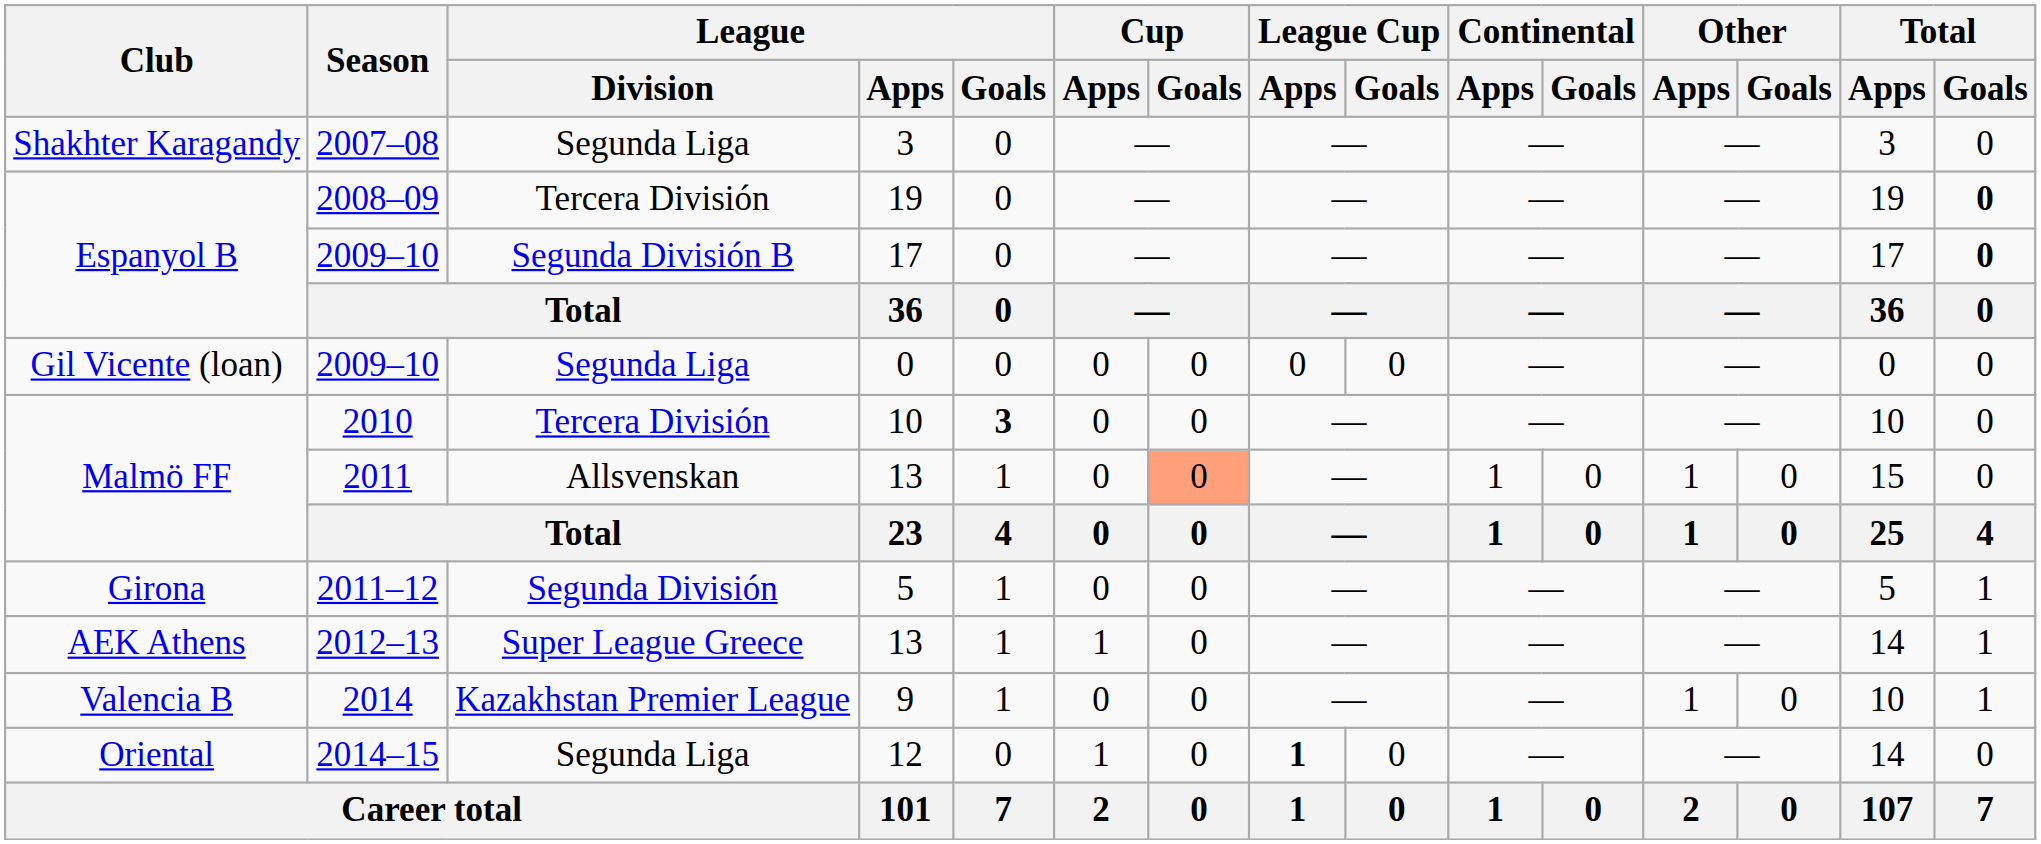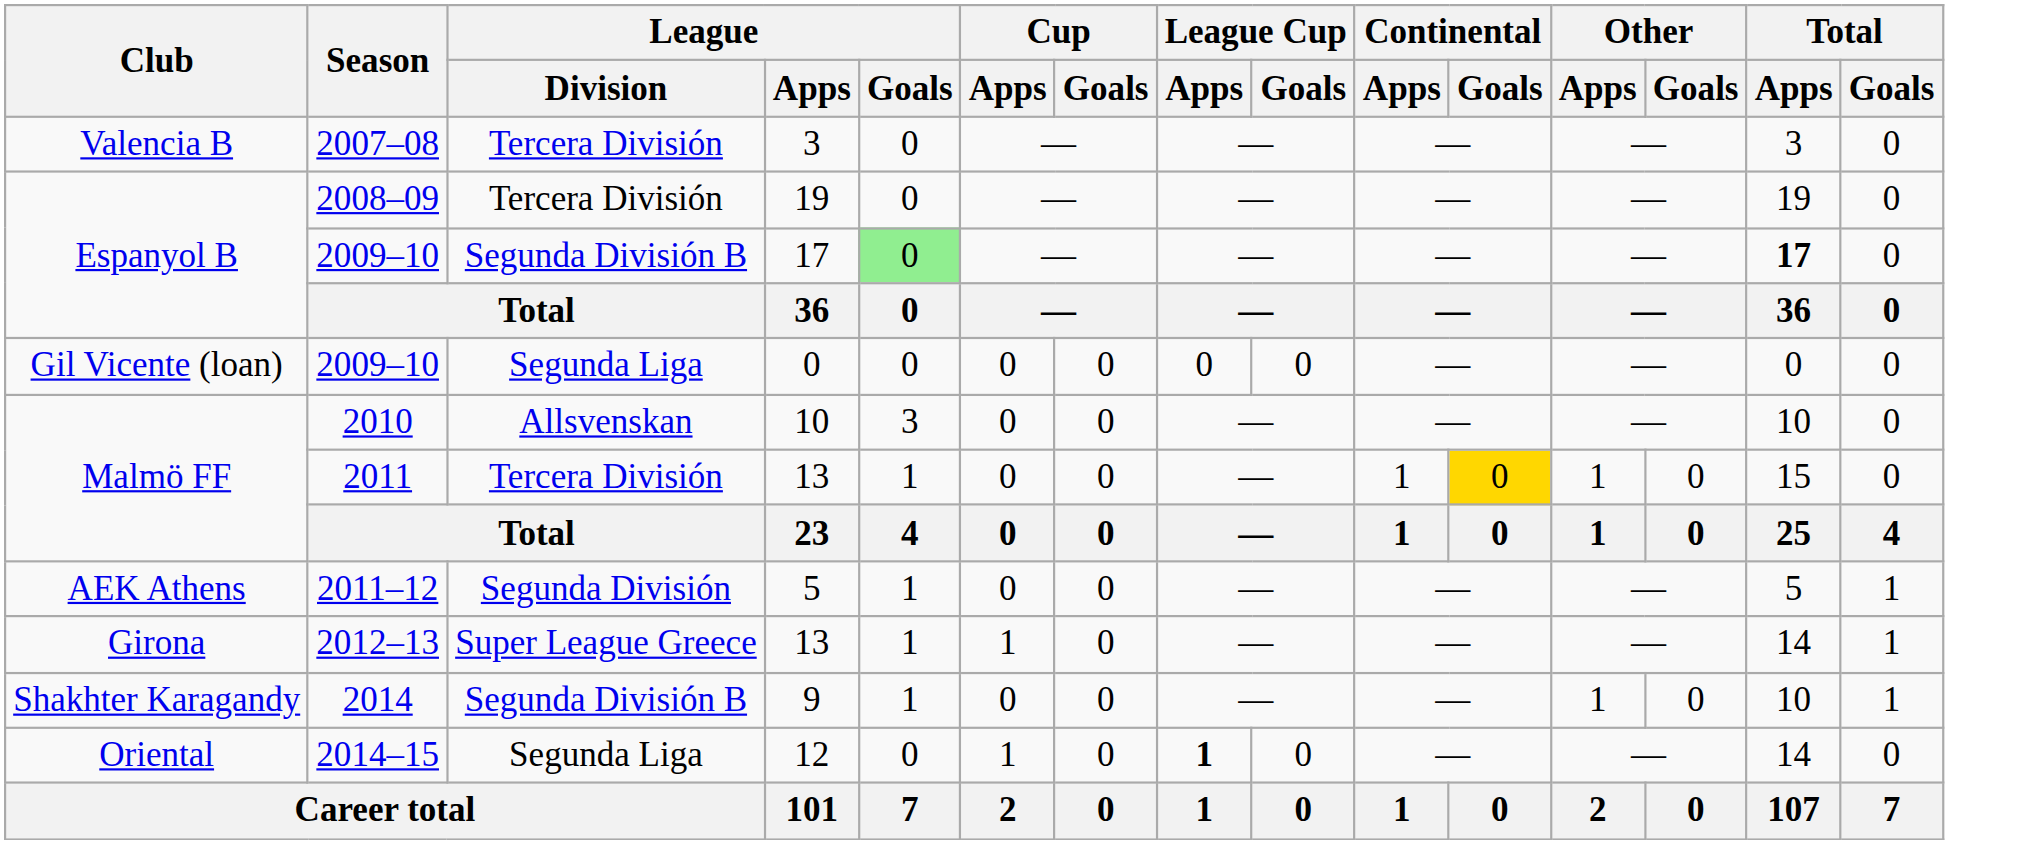(157, 143) Shakhter Karagandy -> (157, 143) Valencia B
(653, 143) Segunda Liga -> (606, 143) Tercera División
(1985, 198) bold -> (1892, 198) normal
(1003, 254) no background -> (910, 254) lightgreen background
(1887, 254) normal -> (1794, 254) bold
(1985, 254) bold -> (1892, 254) normal
(653, 421) Tercera División -> (606, 421) Allsvenskan
(1003, 421) bold -> (910, 421) normal
(653, 476) Allsvenskan -> (606, 476) Tercera División
(1199, 476) lightsalmon background -> (1106, 476) no background
(1593, 476) no background -> (1500, 476) gold background
(157, 587) Girona -> (157, 587) AEK Athens
(157, 643) AEK Athens -> (157, 643) Girona
(157, 699) Valencia B -> (157, 699) Shakhter Karagandy
(653, 699) Kazakhstan Premier League -> (606, 699) Segunda División B
